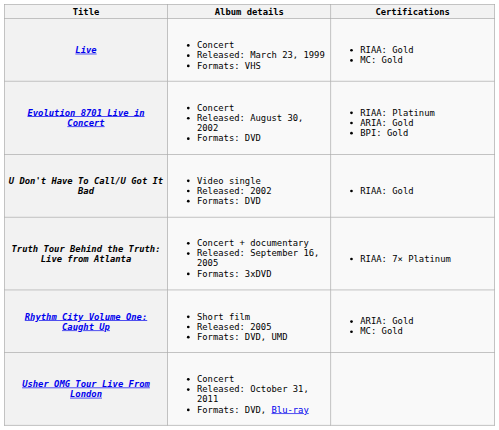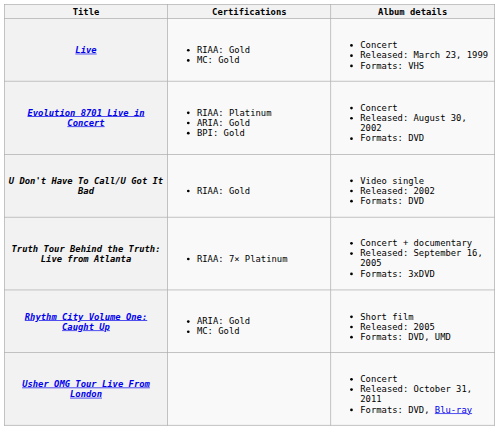columns swapped: (249, 12) <-> (413, 12)
